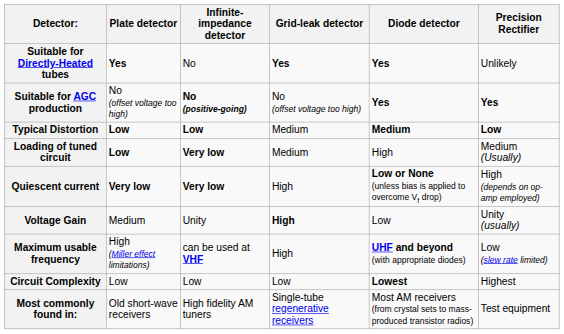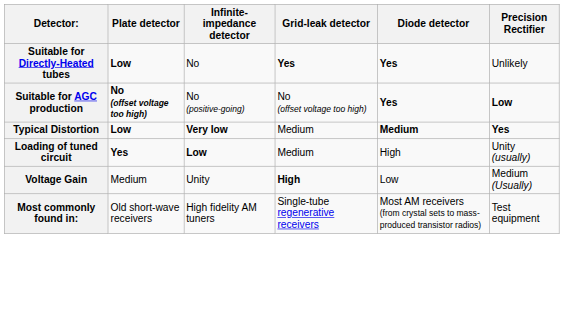(118, 63) Yes -> (121, 63) Low
(143, 102) normal -> (140, 102) bold
(215, 102) bold -> (215, 102) normal
(490, 102) Yes -> (502, 102) Low
(193, 130) Low -> (207, 130) Very low
(491, 130) Low -> (501, 130) Yes
(119, 152) Low -> (119, 152) Yes
(203, 152) Very low -> (196, 152) Low
(501, 152) Medium (Usually) -> (511, 152) Unity (usually)
- row: (55, 186)
(500, 220) Unity (usually) -> (512, 180) Medium (Usually)
- row: (55, 254)
- row: (55, 281)
